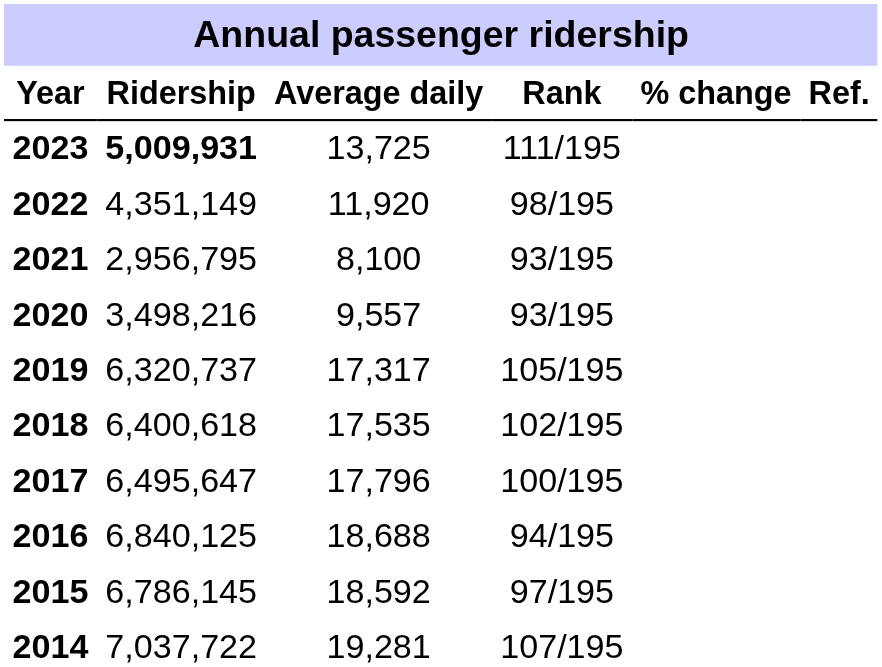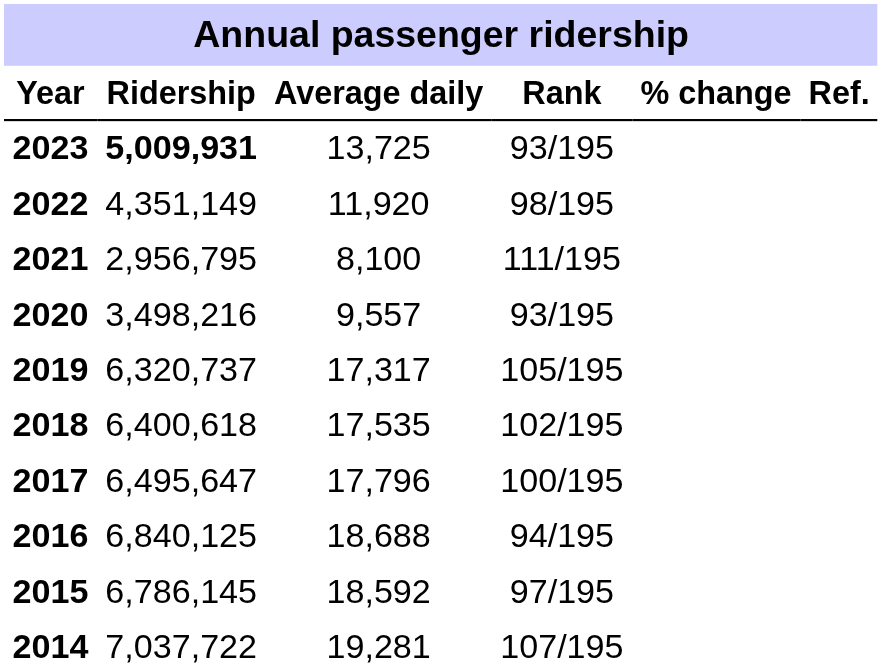(562, 148) 111/195 -> (562, 148) 93/195
(562, 259) 93/195 -> (562, 259) 111/195
